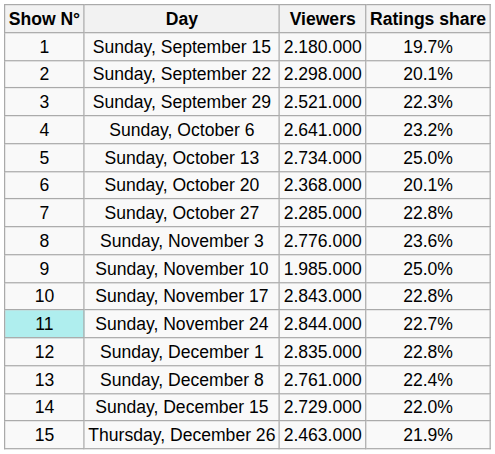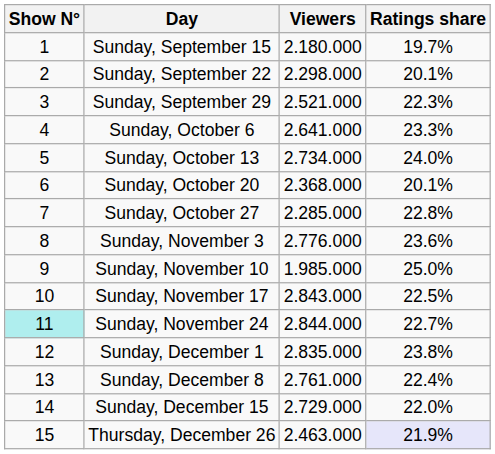(428, 130) 23.2% -> (428, 130) 23.3%
(428, 158) 25.0% -> (428, 158) 24.0%
(428, 296) 22.8% -> (428, 296) 22.5%
(428, 352) 22.8% -> (428, 352) 23.8%
(428, 435) no background -> (428, 435) lavender background
